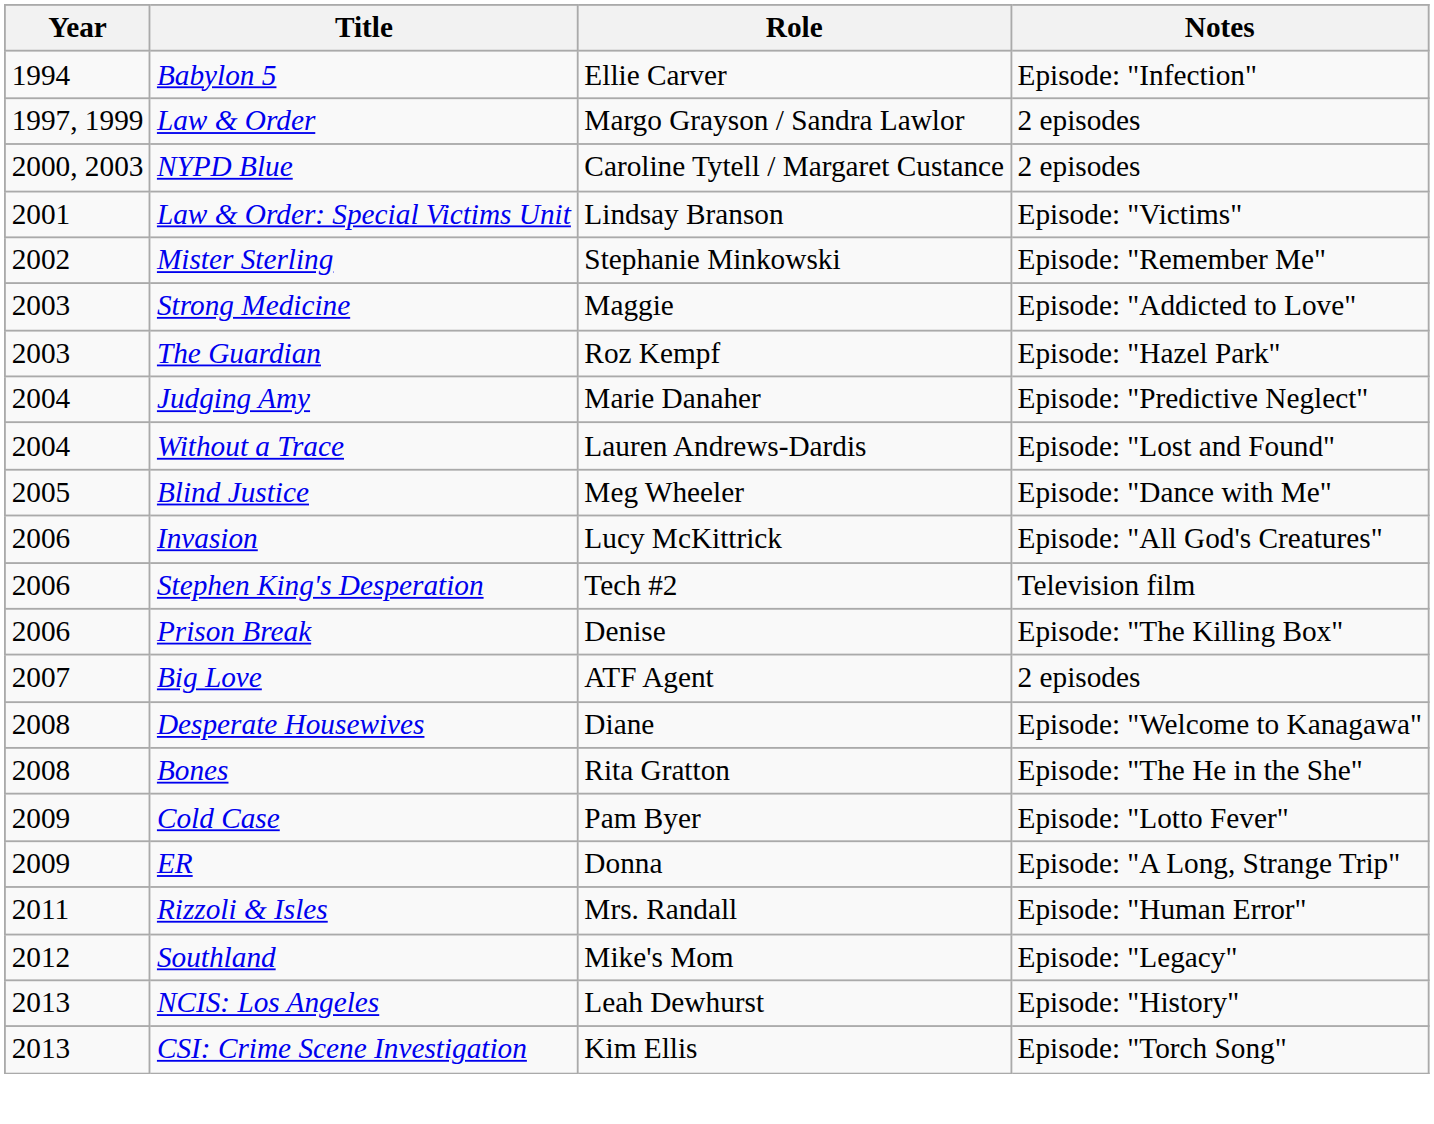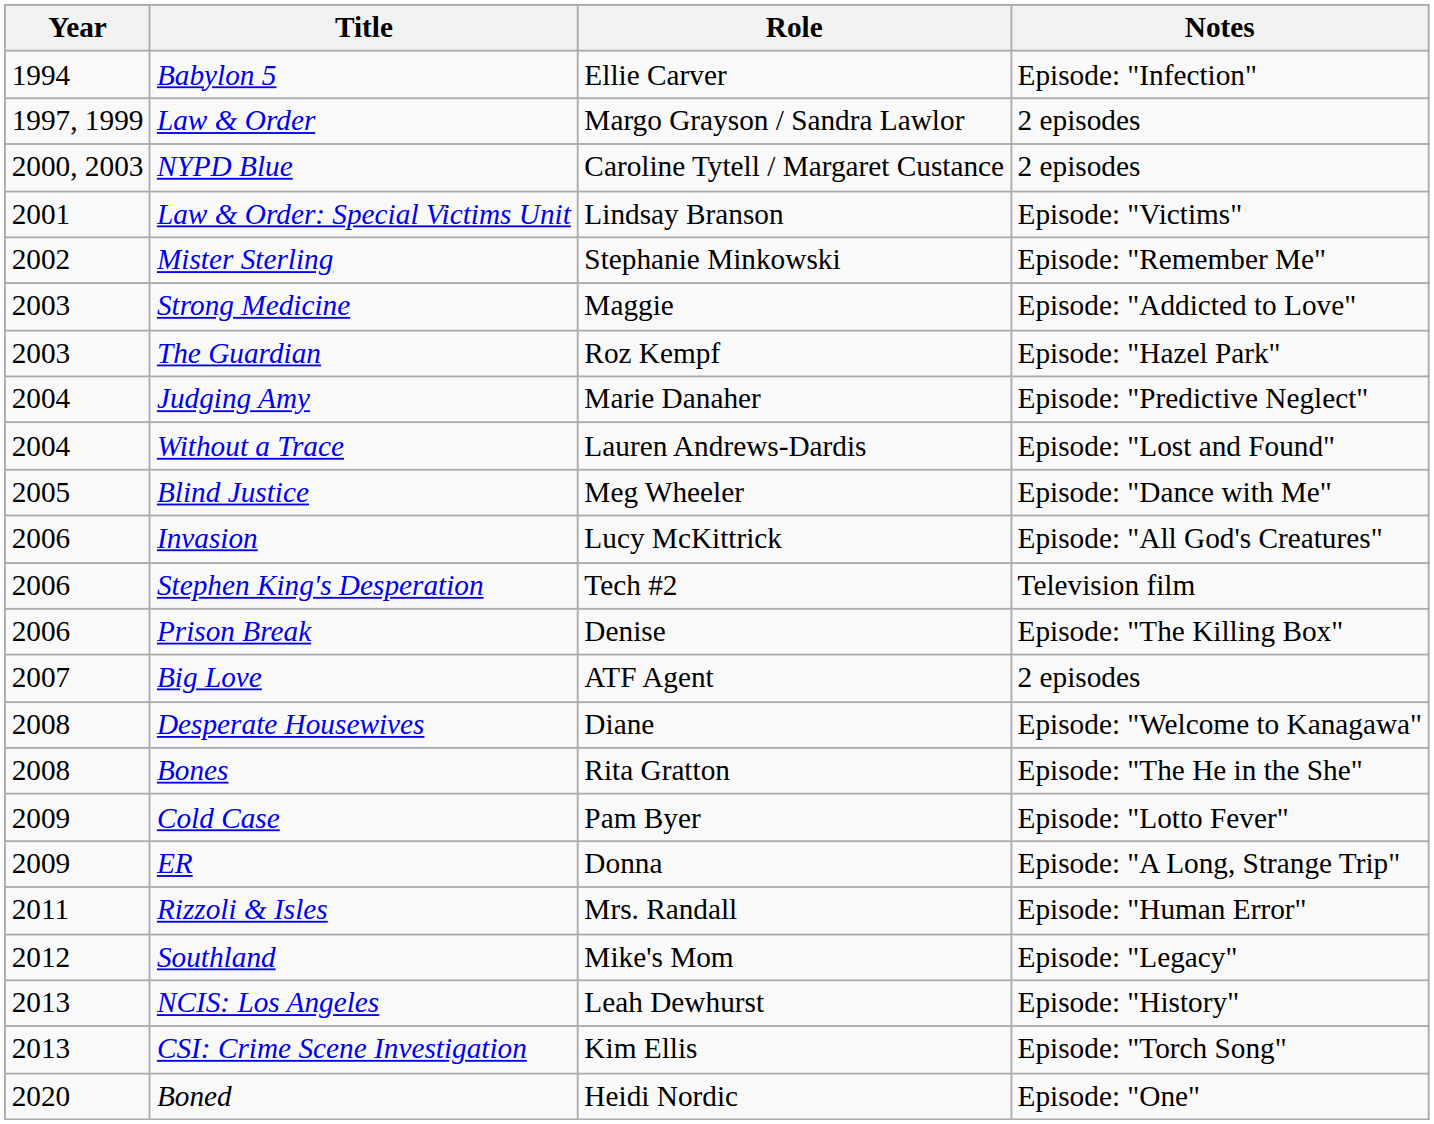+ row: (194, 1095)
